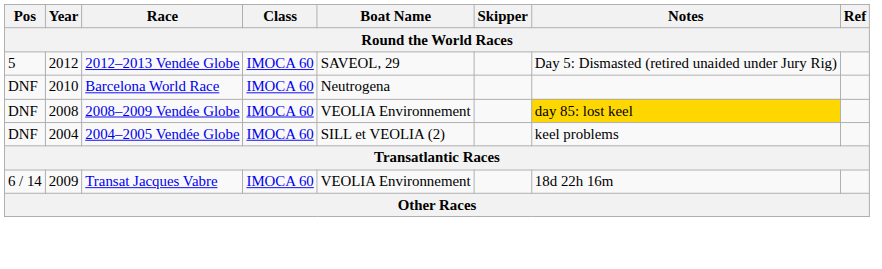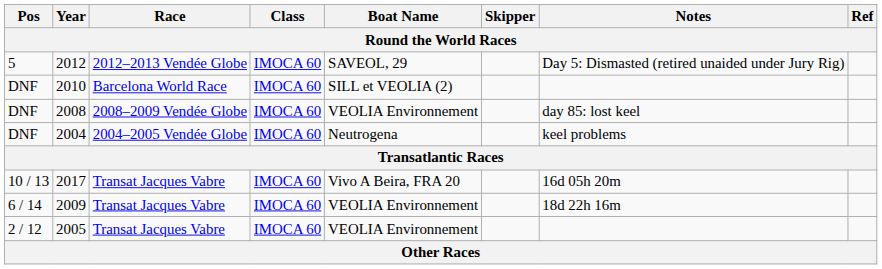(355, 87) Neutrogena -> (390, 87) SILL et VEOLIA (2)
(584, 110) gold background -> (591, 110) no background
(383, 134) SILL et VEOLIA (2) -> (363, 134) Neutrogena
+ row: (71, 181)
+ row: (71, 228)
